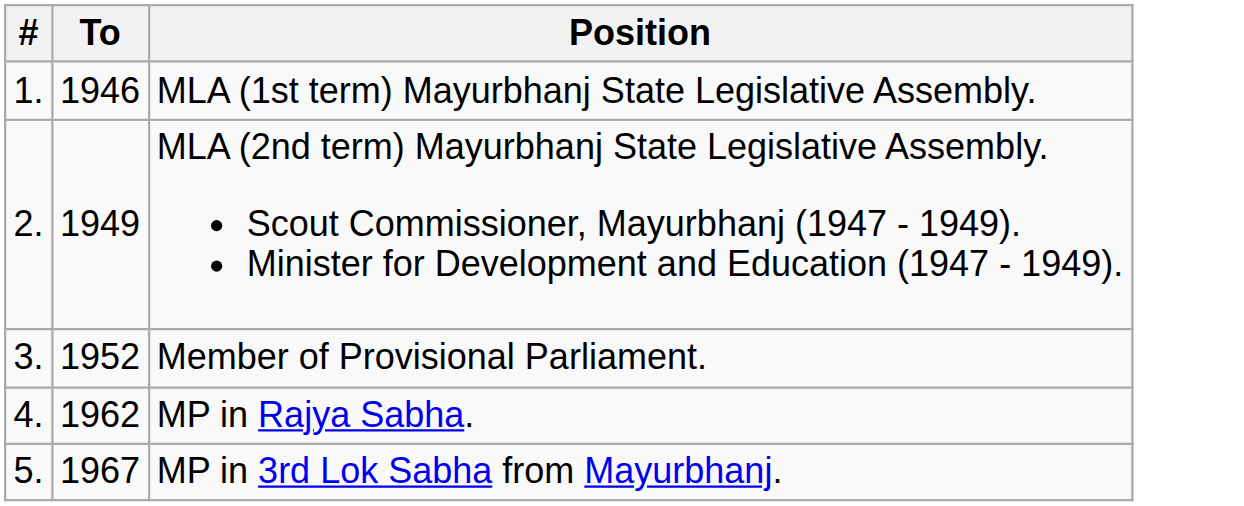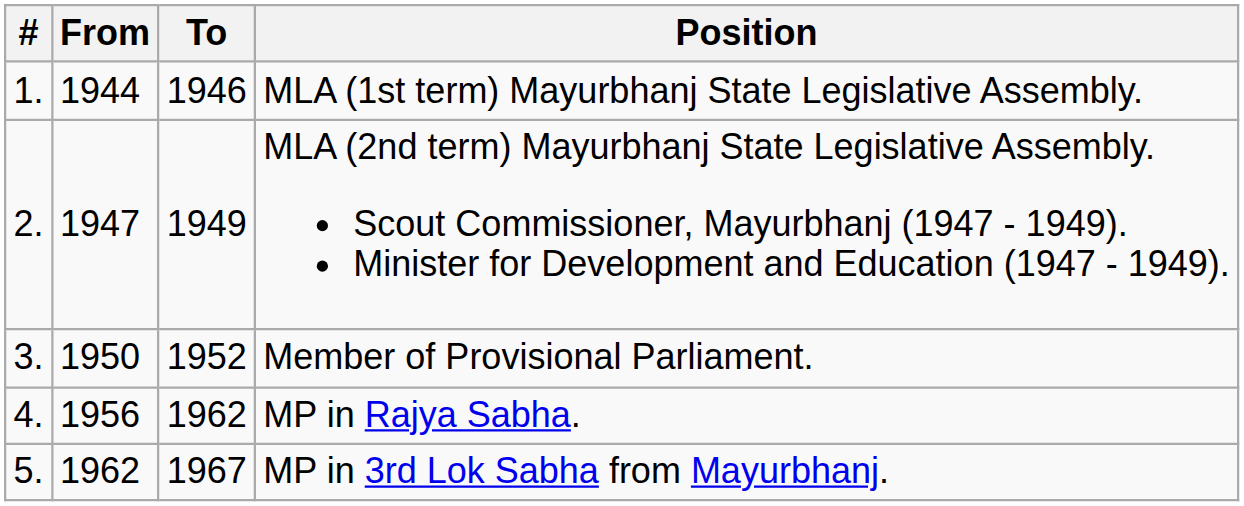+ column: (105, 33)
